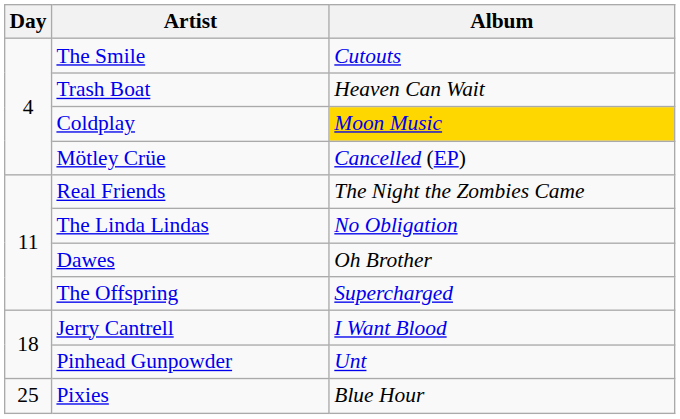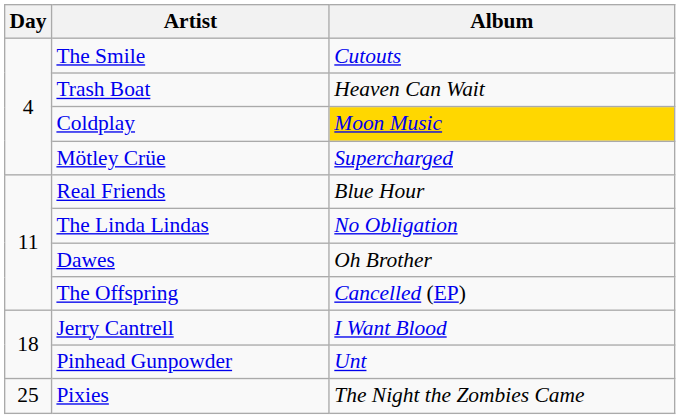(400, 157) Cancelled (EP) -> (394, 157) Supercharged
(459, 191) The Night the Zombies Came -> (379, 191) Blue Hour
(394, 293) Supercharged -> (400, 293) Cancelled (EP)
(379, 395) Blue Hour -> (459, 395) The Night the Zombies Came
